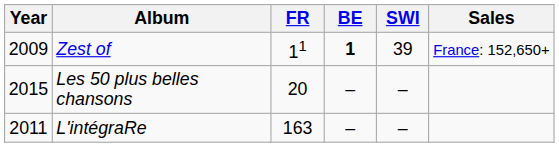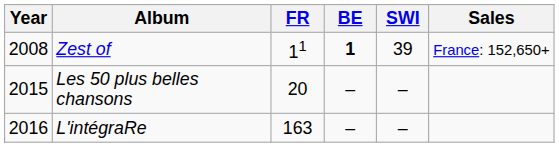(28, 49) 2009 -> (28, 49) 2008
(28, 127) 2011 -> (28, 127) 2016
